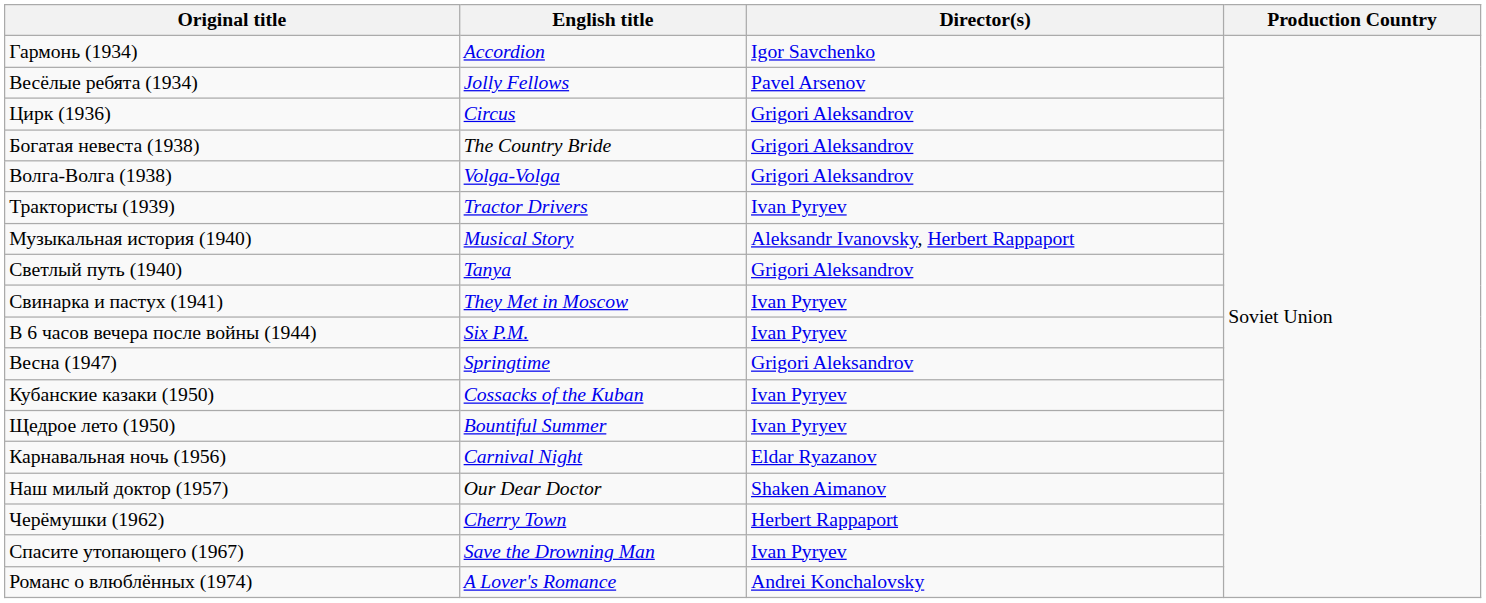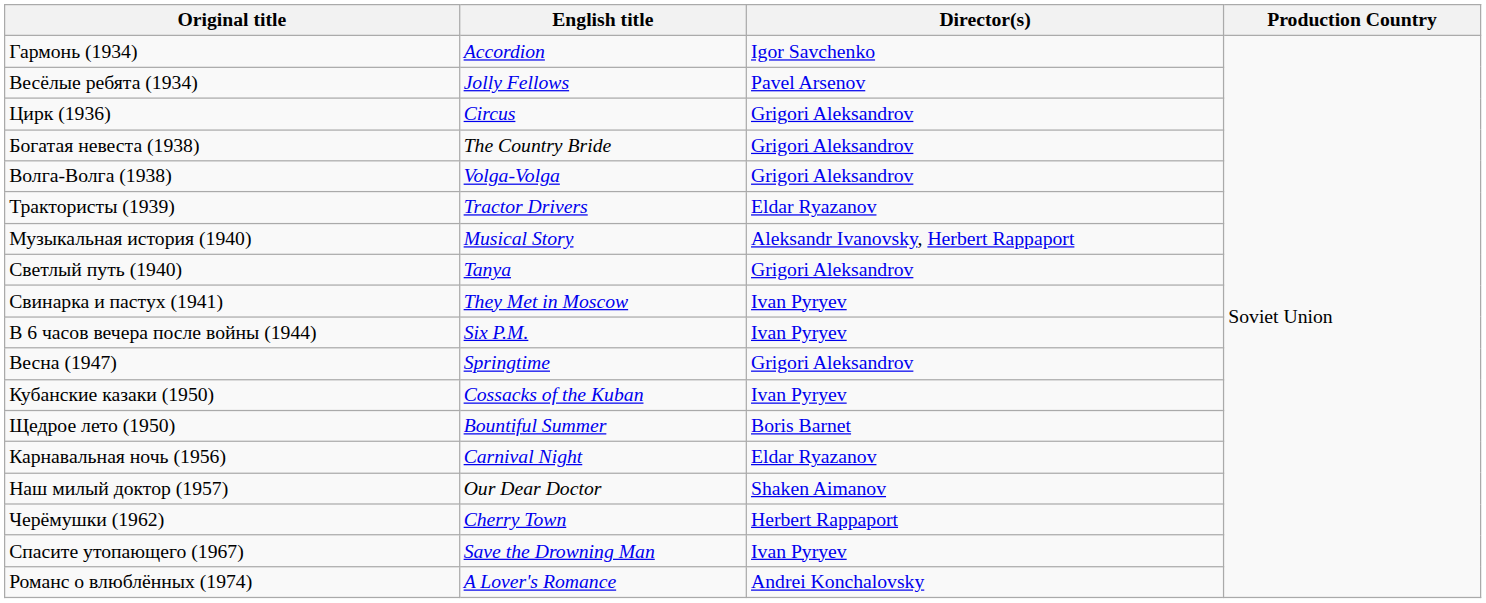(799, 207) Ivan Pyryev -> (814, 207) Eldar Ryazanov
(799, 425) Ivan Pyryev -> (801, 425) Boris Barnet
